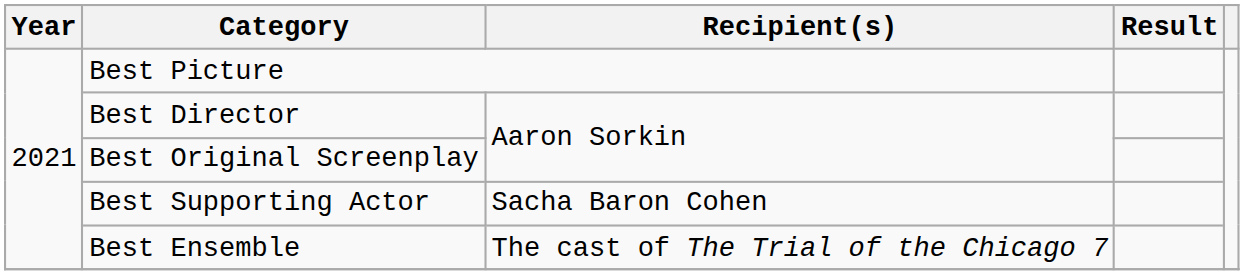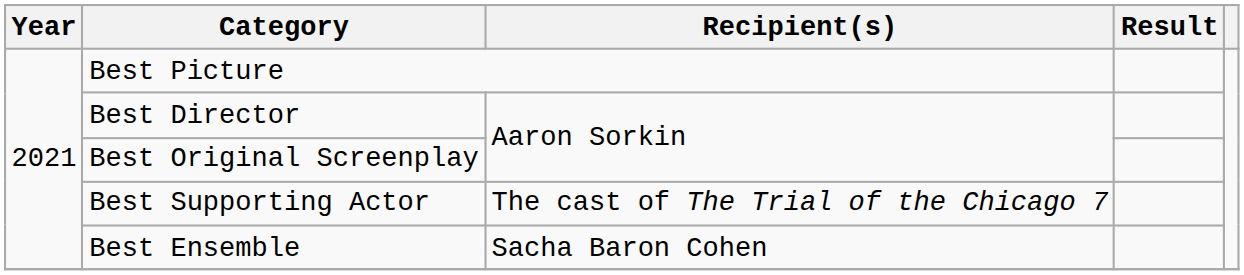(630, 203) Sacha Baron Cohen -> (800, 203) The cast of The Trial of the Chicago 7
(800, 247) The cast of The Trial of the Chicago 7 -> (630, 247) Sacha Baron Cohen
